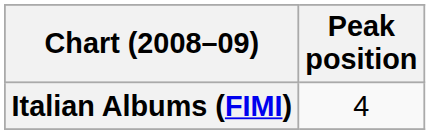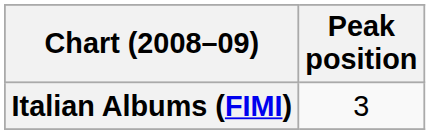(361, 105) 4 -> (361, 105) 3
